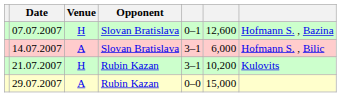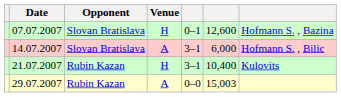columns swapped: (81, 13) <-> (140, 13)
(221, 65) 10,200 -> (221, 65) 10,400
(221, 83) 15,000 -> (221, 83) 15,003
